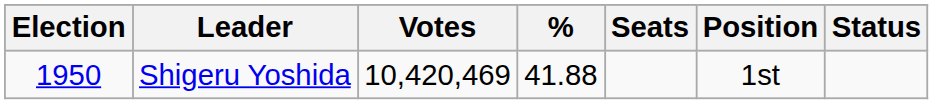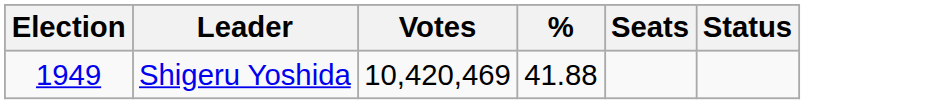- column: (760, 27)
(69, 74) 1950 -> (69, 74) 1949
